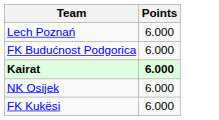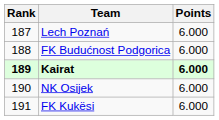+ column: (21, 13)
